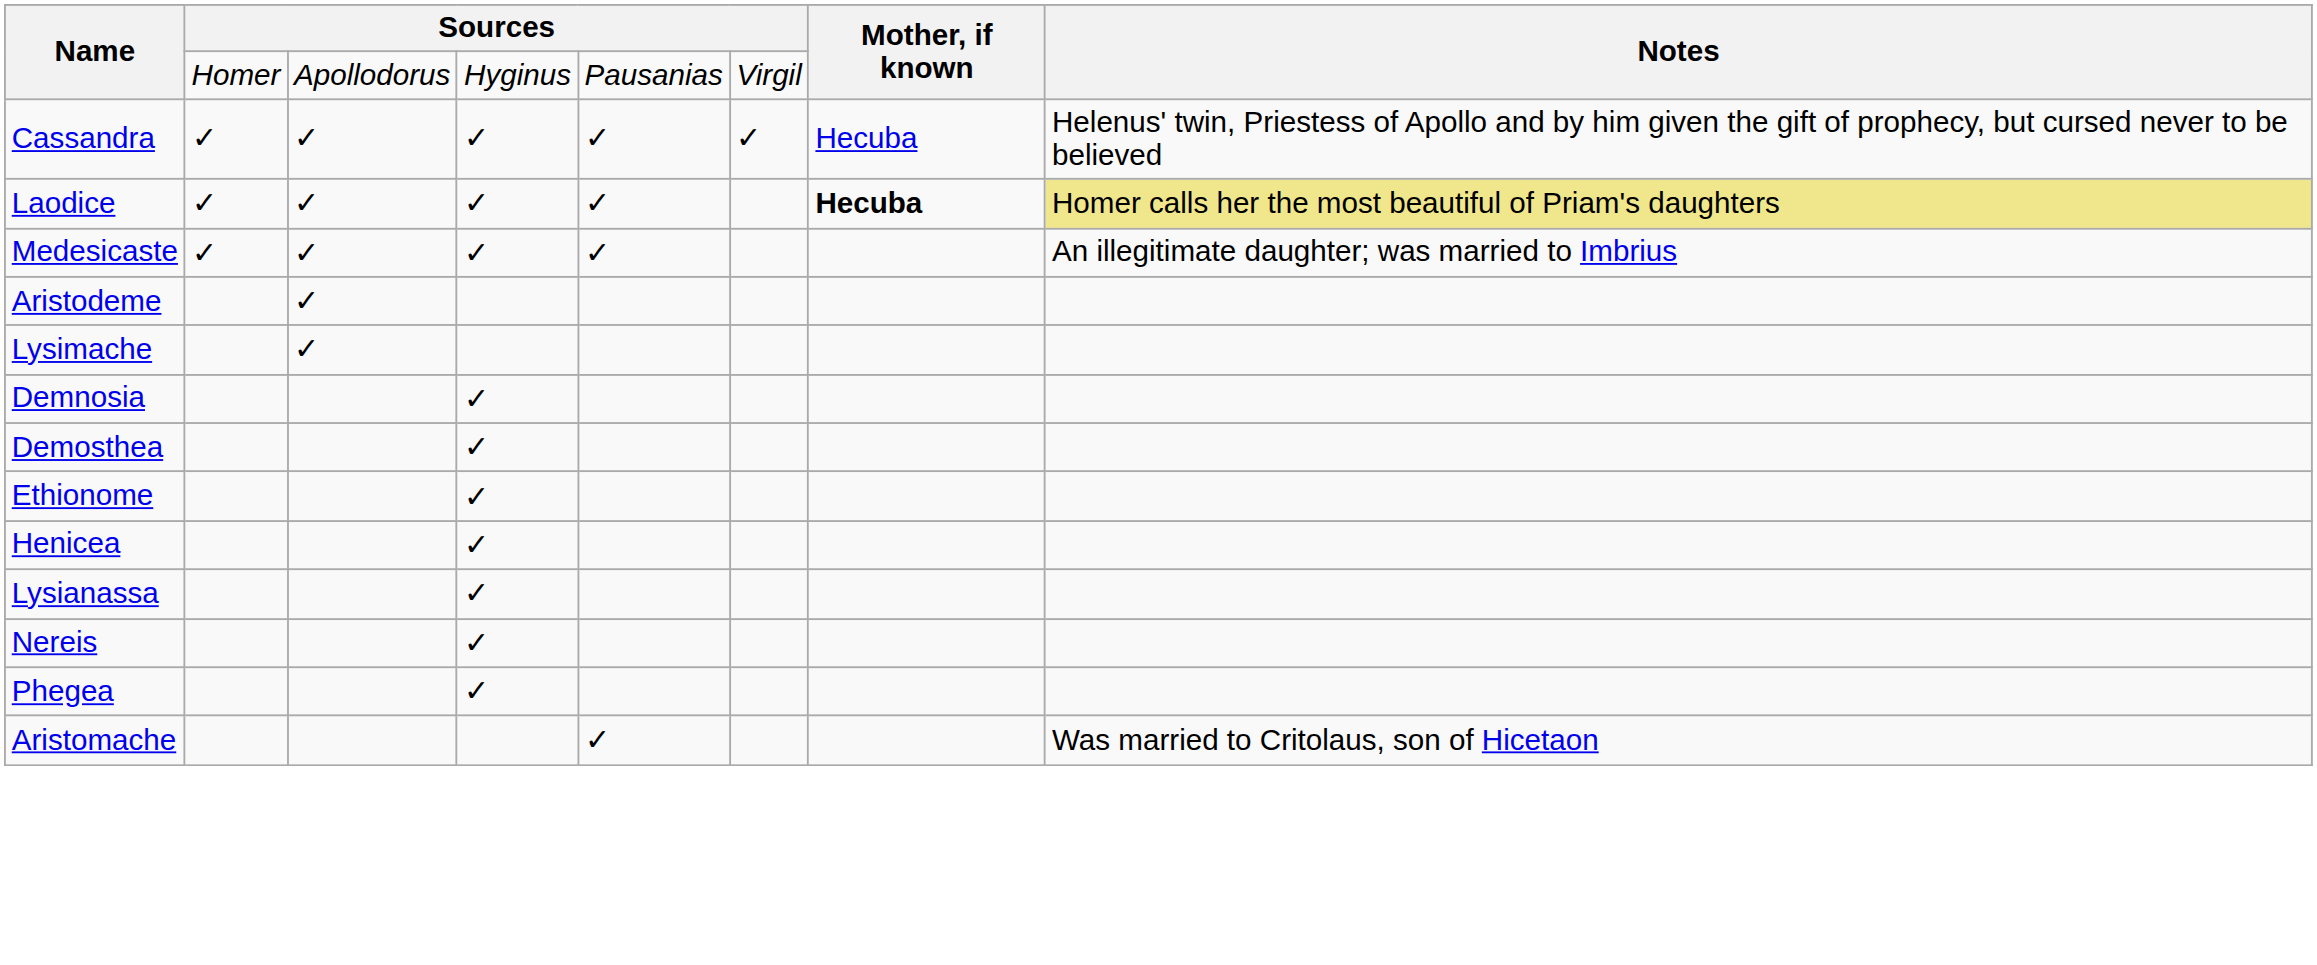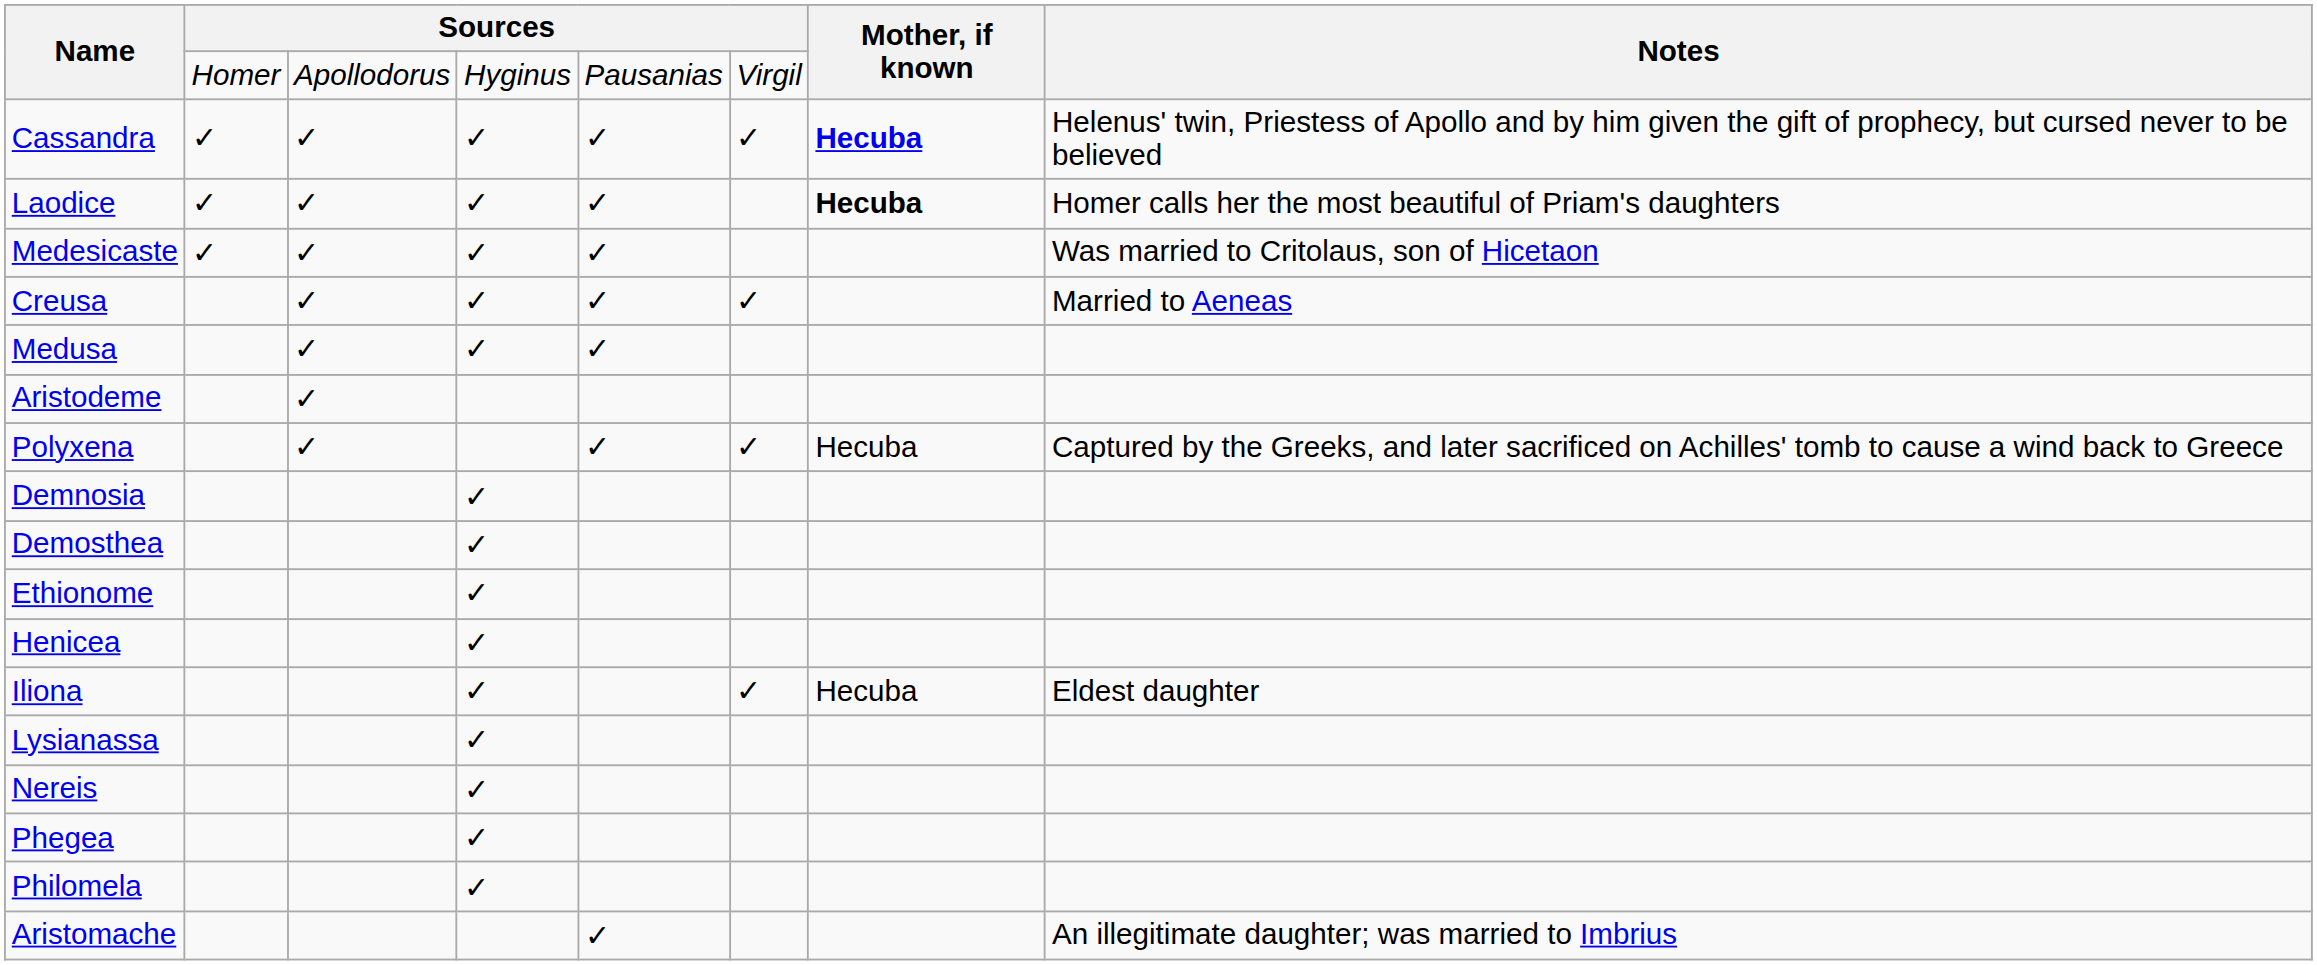(866, 138) normal -> (869, 138) bold
(1416, 203) khaki background -> (1416, 203) no background
(1365, 251) An illegitimate daughter; was married to Imbrius -> (1325, 251) Was married to Critolaus, son of Hicetaon
+ row: (59, 300)
+ row: (64, 349)
- row: (82, 349)
+ row: (73, 446)
+ row: (47, 690)
+ row: (77, 886)
(1325, 739) Was married to Critolaus, son of Hicetaon -> (1365, 934) An illegitimate daughter; was married to Imbrius
